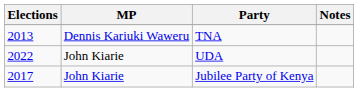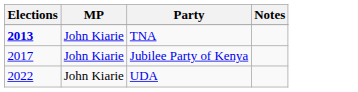(20, 35) normal -> (20, 35) bold
(126, 35) Dennis Kariuki Waweru -> (94, 35) John Kiarie
rows swapped: (254, 76) <-> (209, 55)
